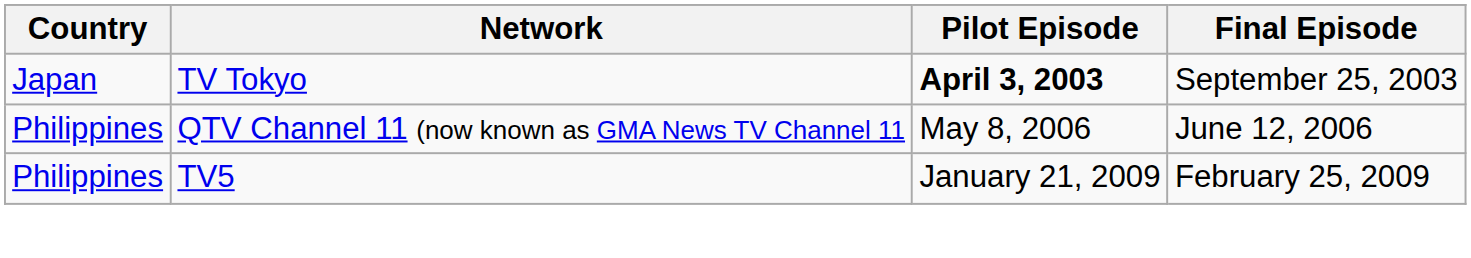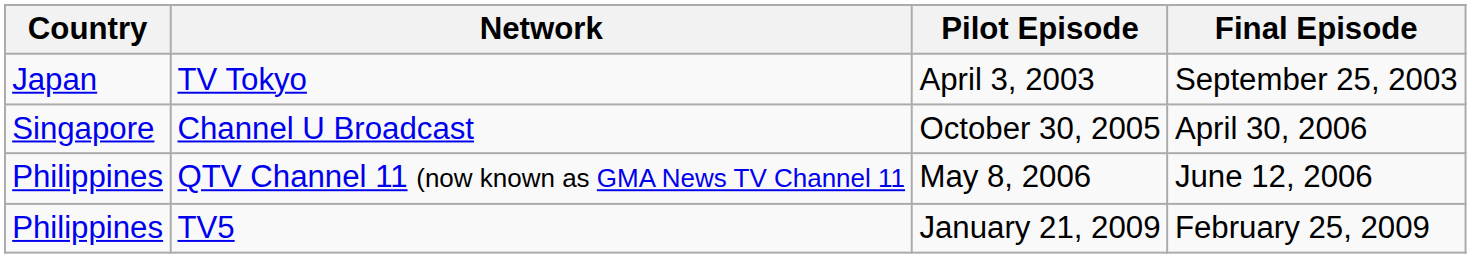(1011, 78) bold -> (1007, 78) normal
+ row: (326, 128)
